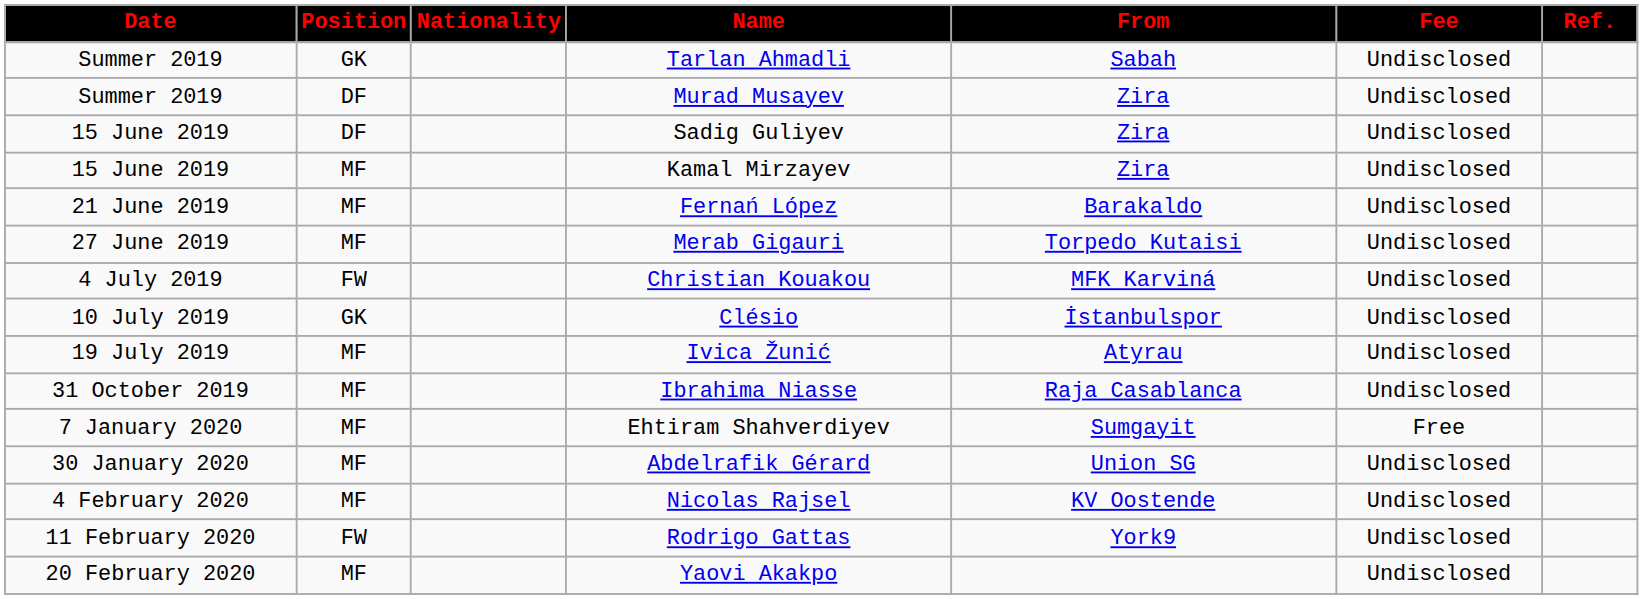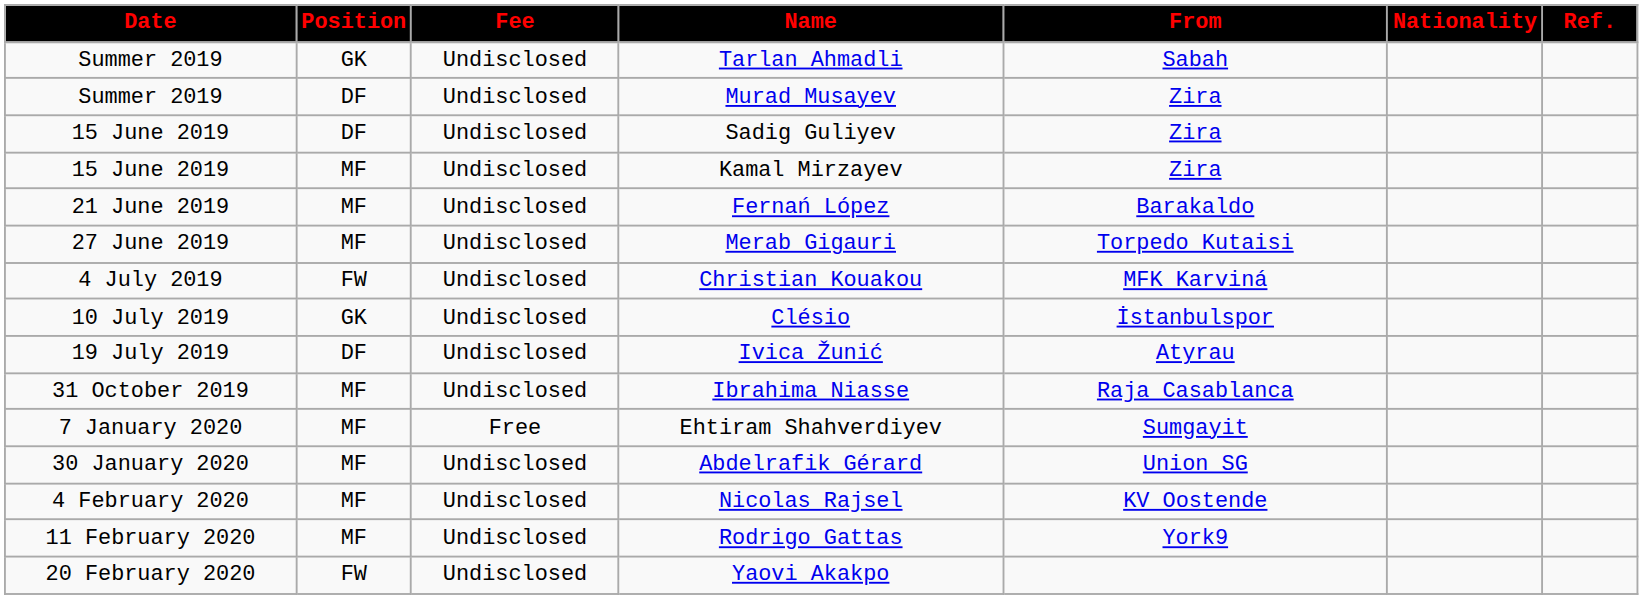columns swapped: (489, 23) <-> (1439, 23)
(354, 354) MF -> (354, 354) DF
(354, 538) FW -> (354, 538) MF
(354, 574) MF -> (354, 574) FW
